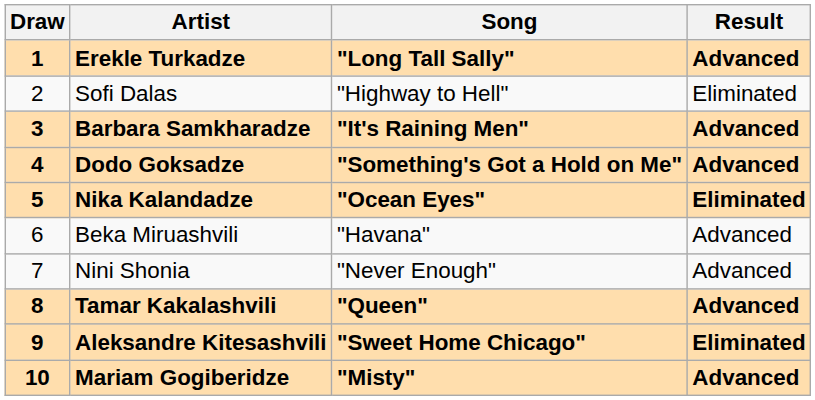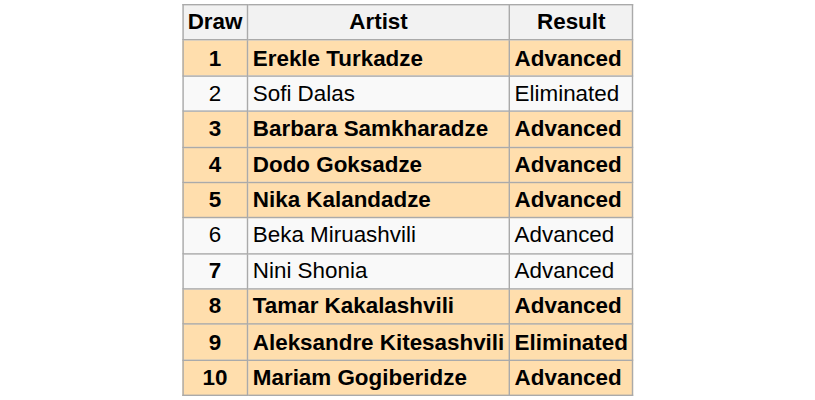- column: (509, 22)
(749, 199) Eliminated -> (568, 199) Advanced
(37, 270) normal -> (215, 270) bold
